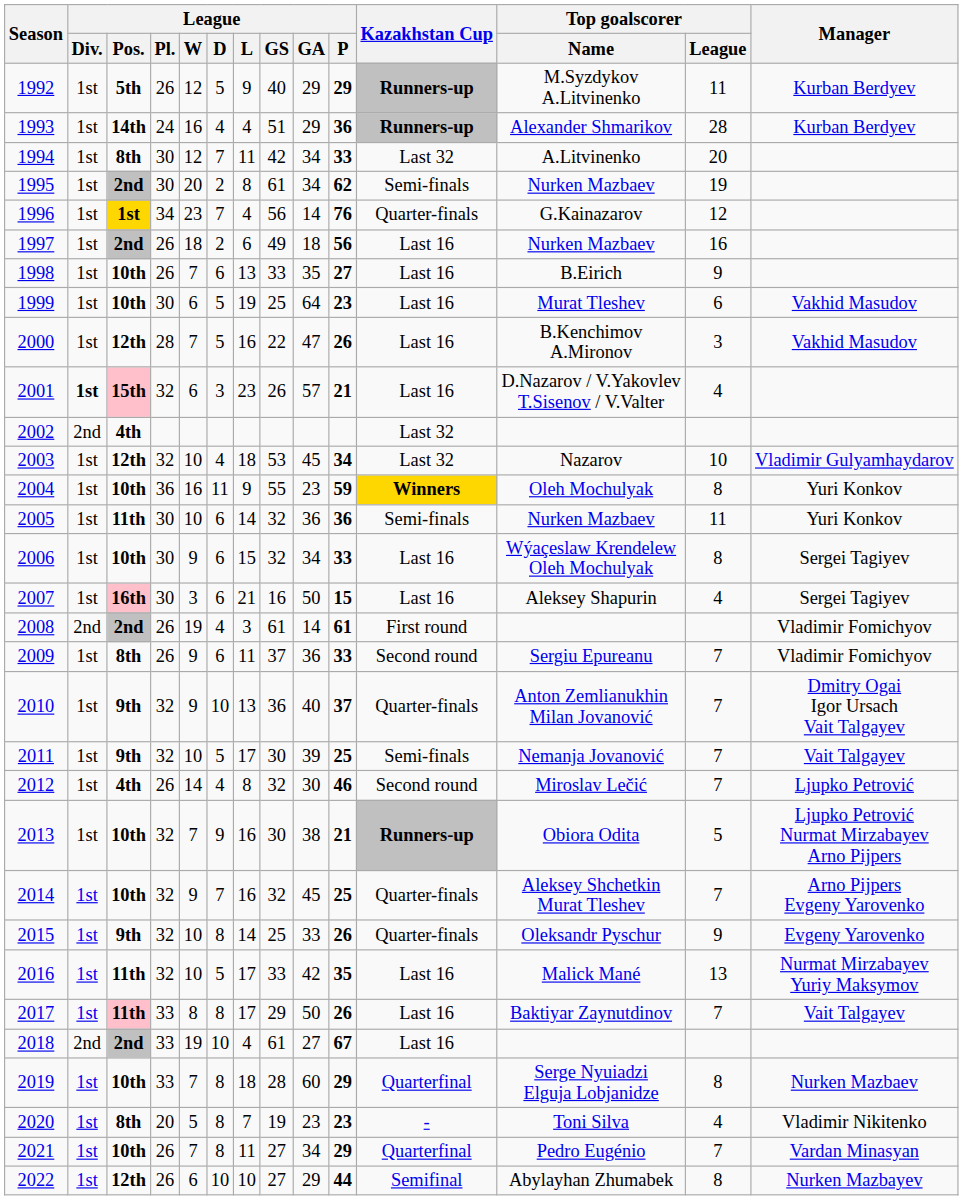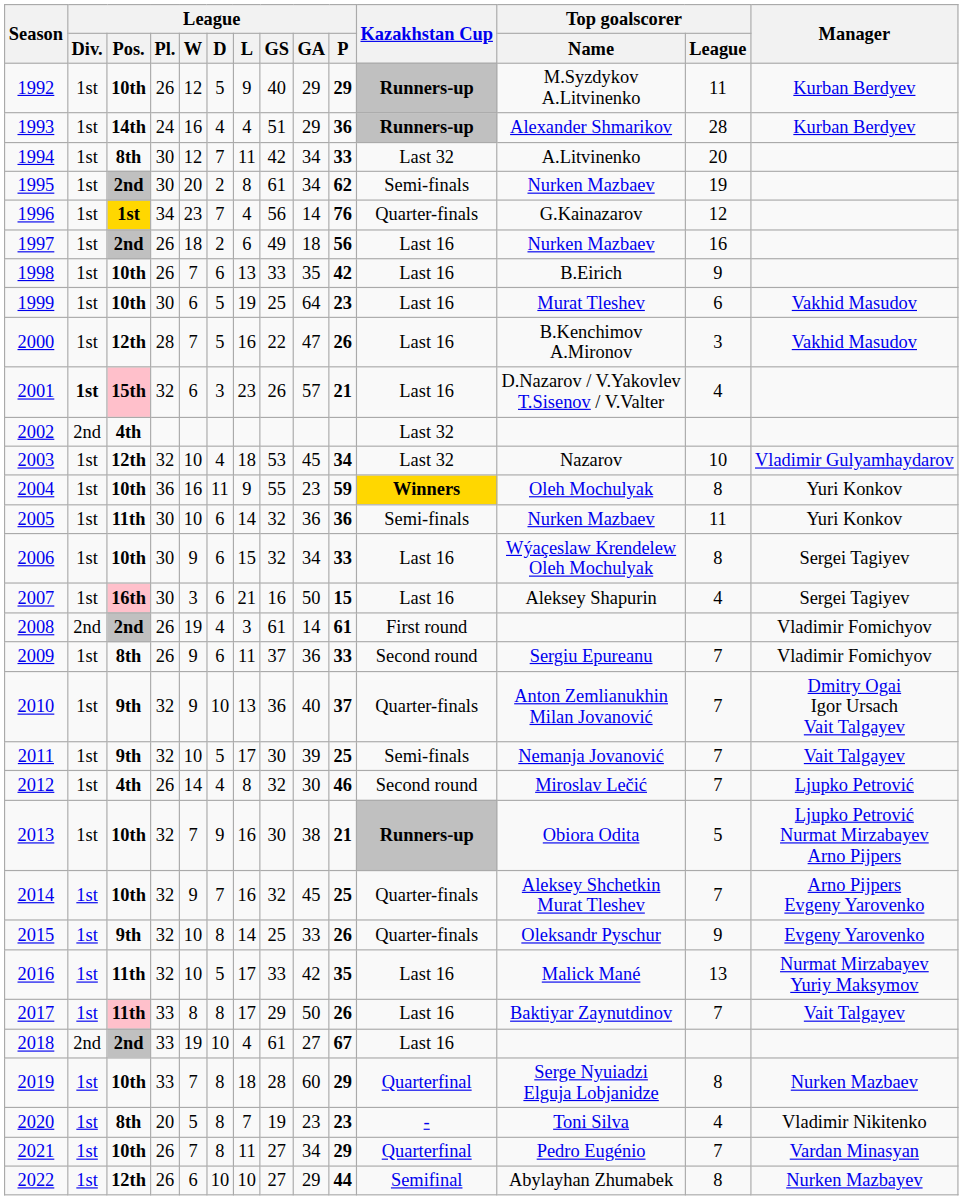(129, 87) 5th -> (129, 87) 10th
(343, 273) 27 -> (343, 273) 42
